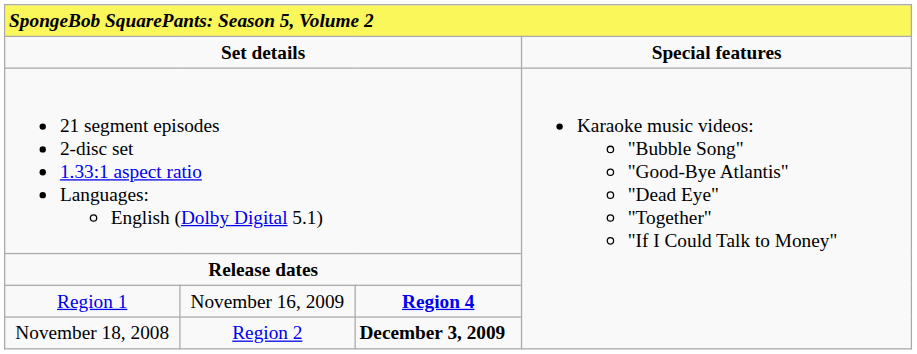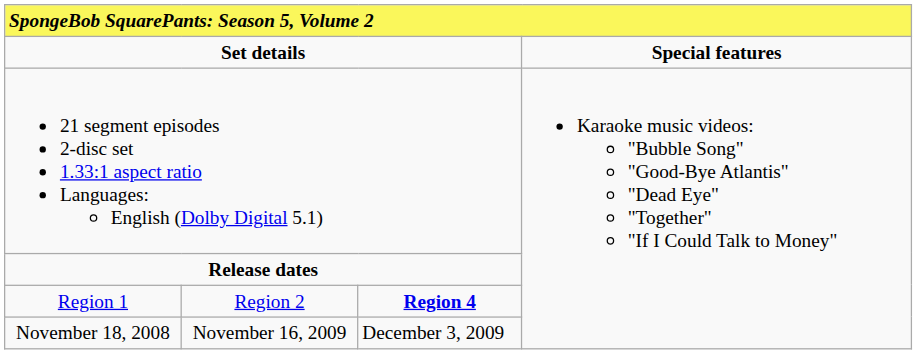(267, 300) November 16, 2009 -> (270, 300) Region 2
(267, 332) Region 2 -> (270, 332) November 16, 2009
(432, 332) bold -> (433, 332) normal
